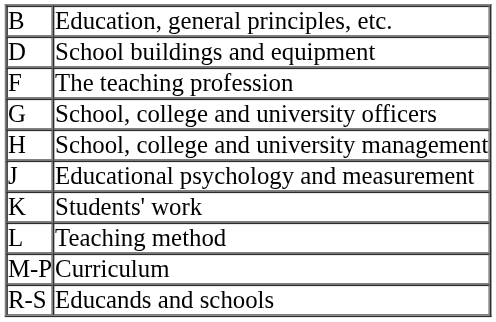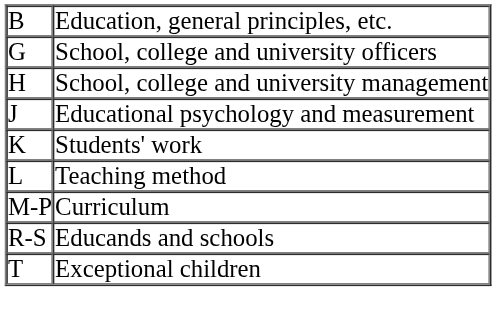- row: (215, 51)
- row: (174, 82)
+ row: (158, 268)
